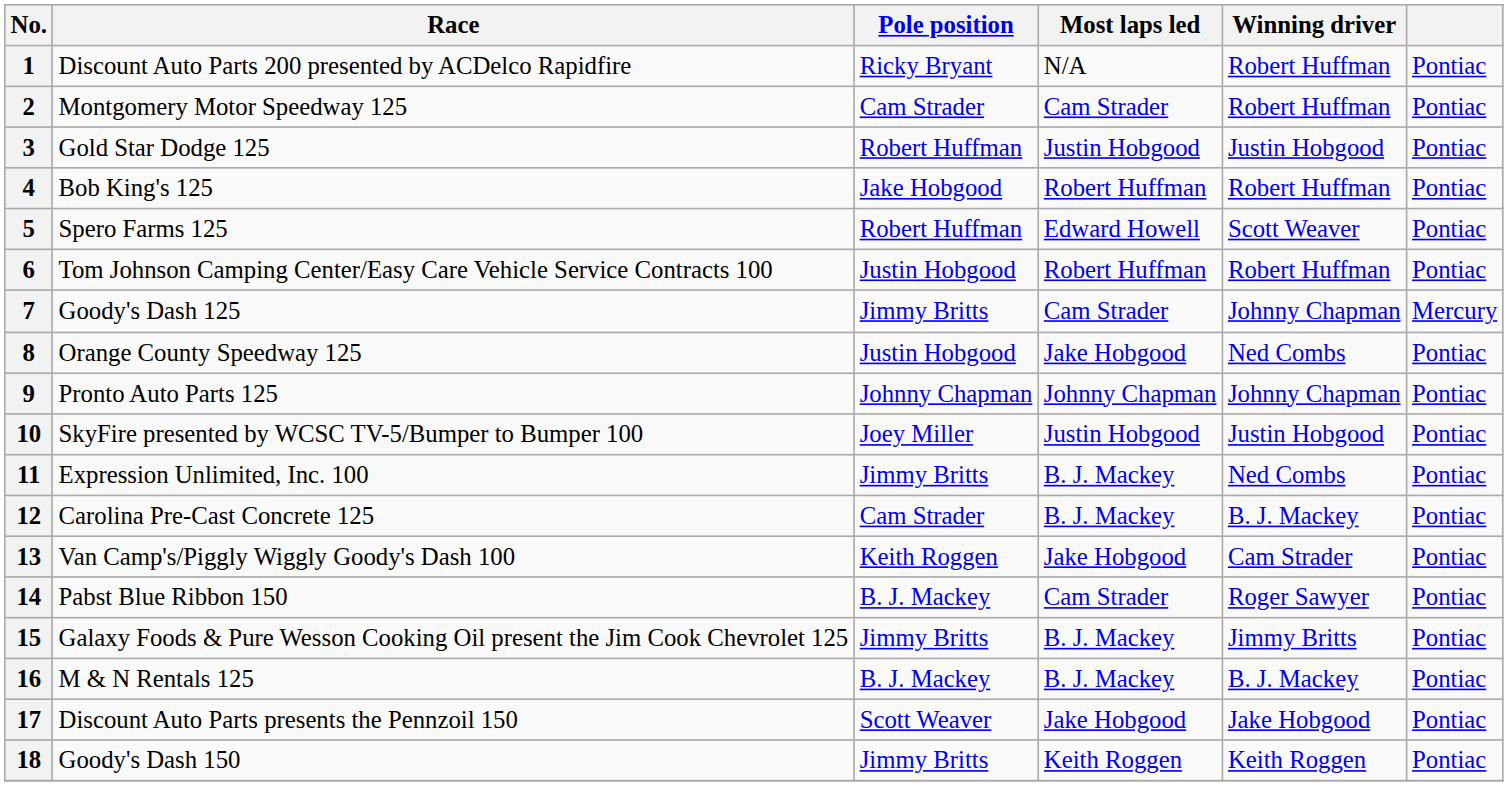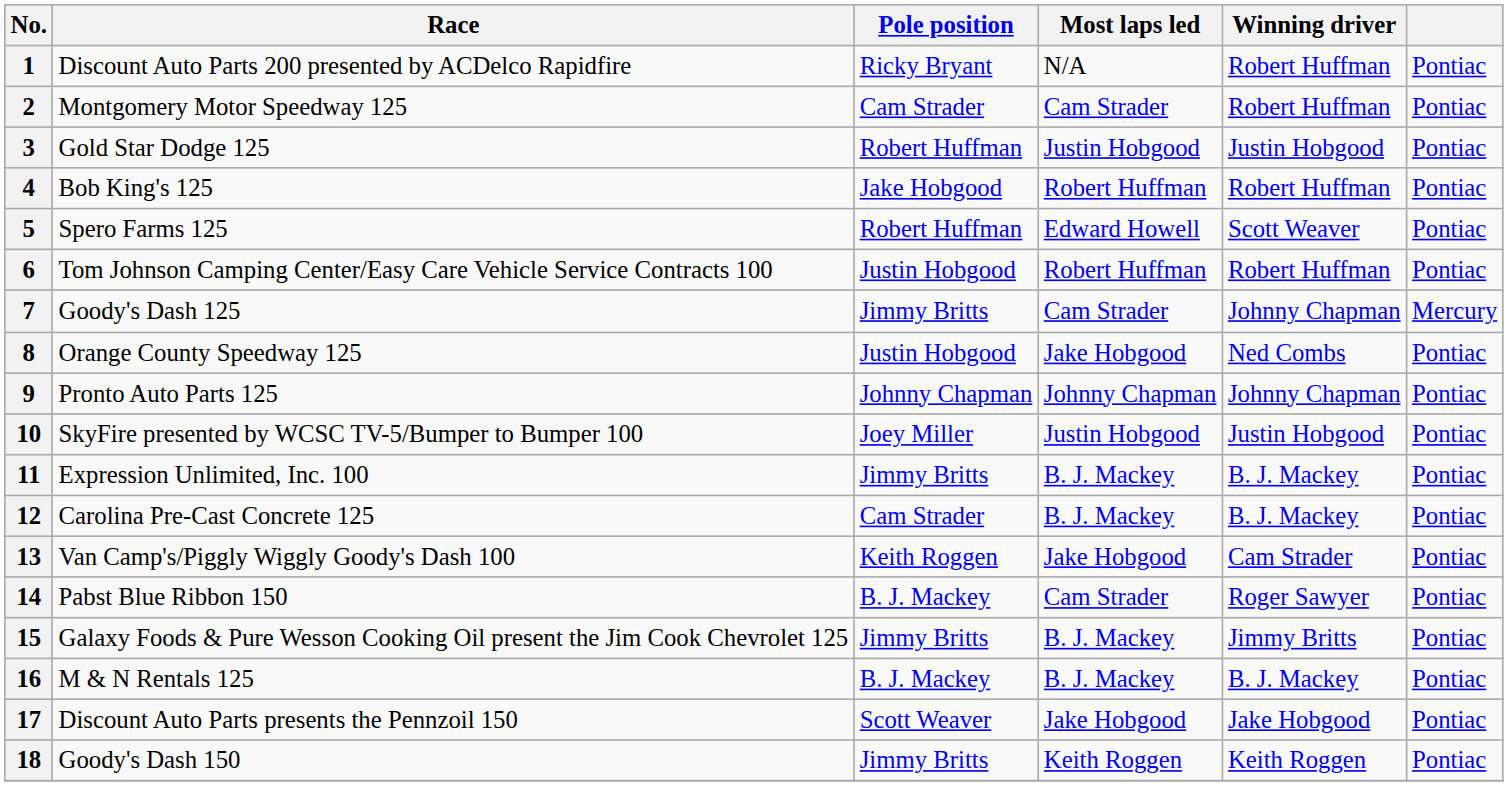(1287, 474) Ned Combs -> (1293, 474) B. J. Mackey
